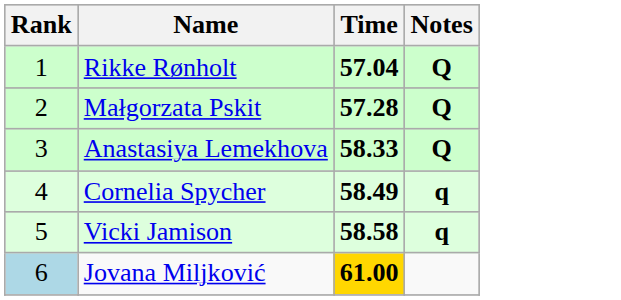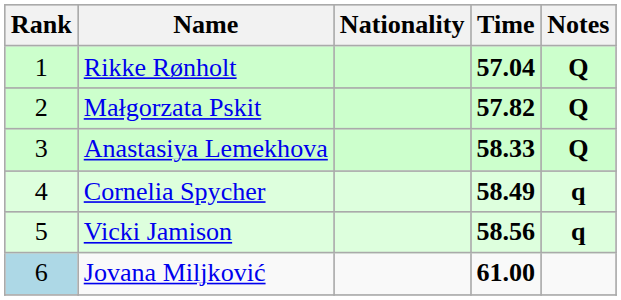+ column: (402, 25)
(369, 107) 57.28 -> (506, 107) 57.82
(369, 231) 58.58 -> (506, 231) 58.56
(369, 273) gold background -> (506, 273) no background
